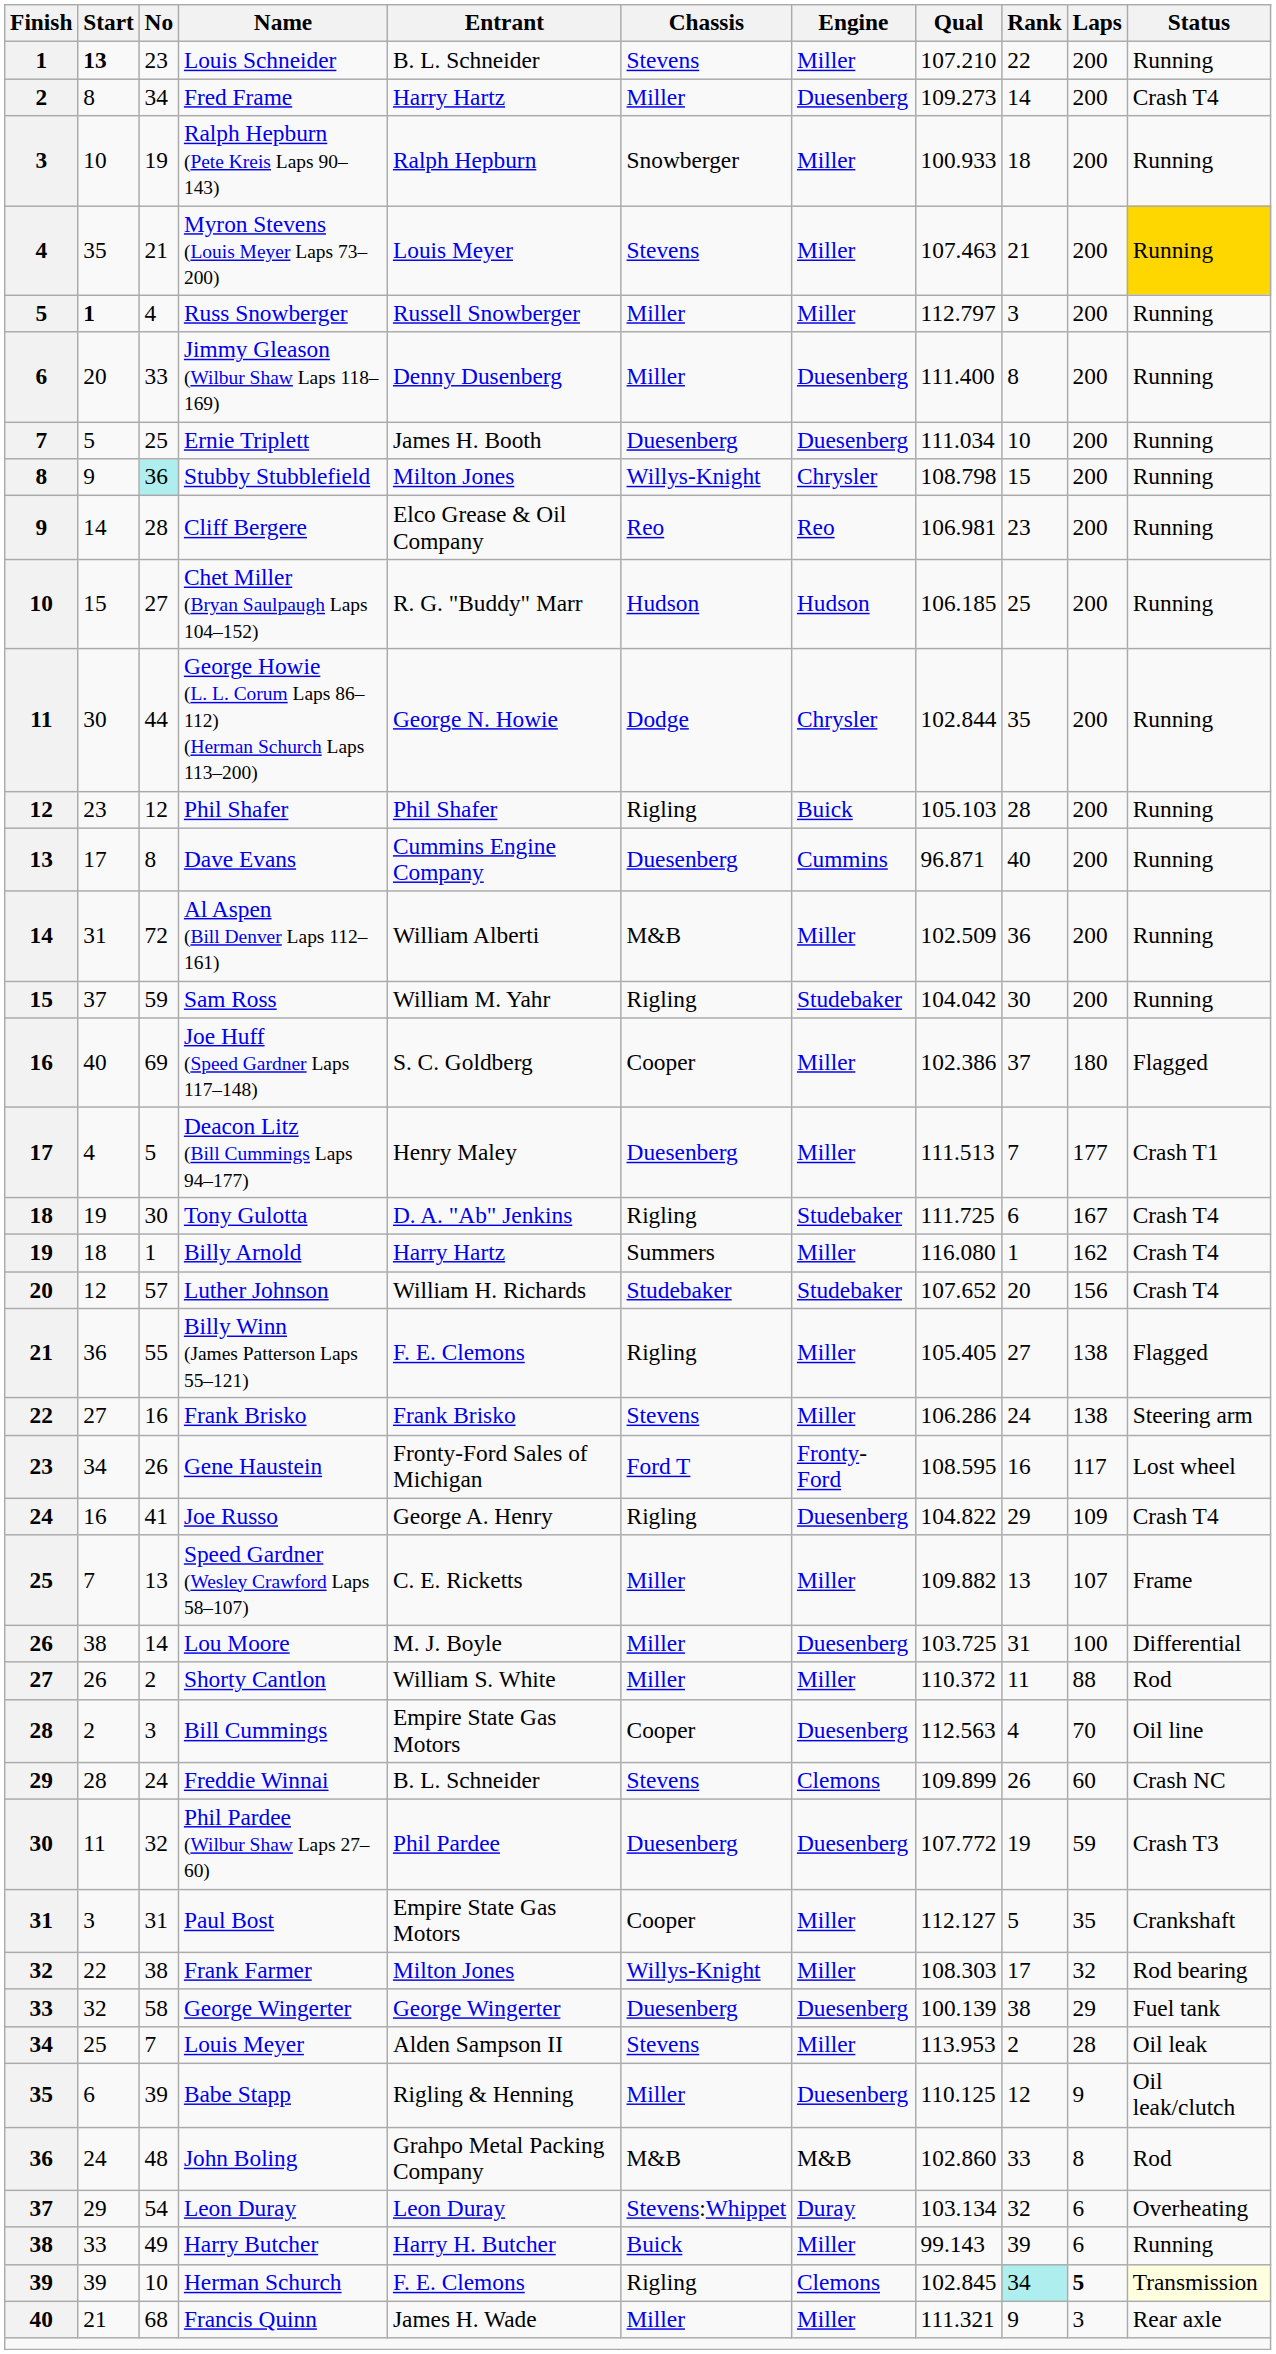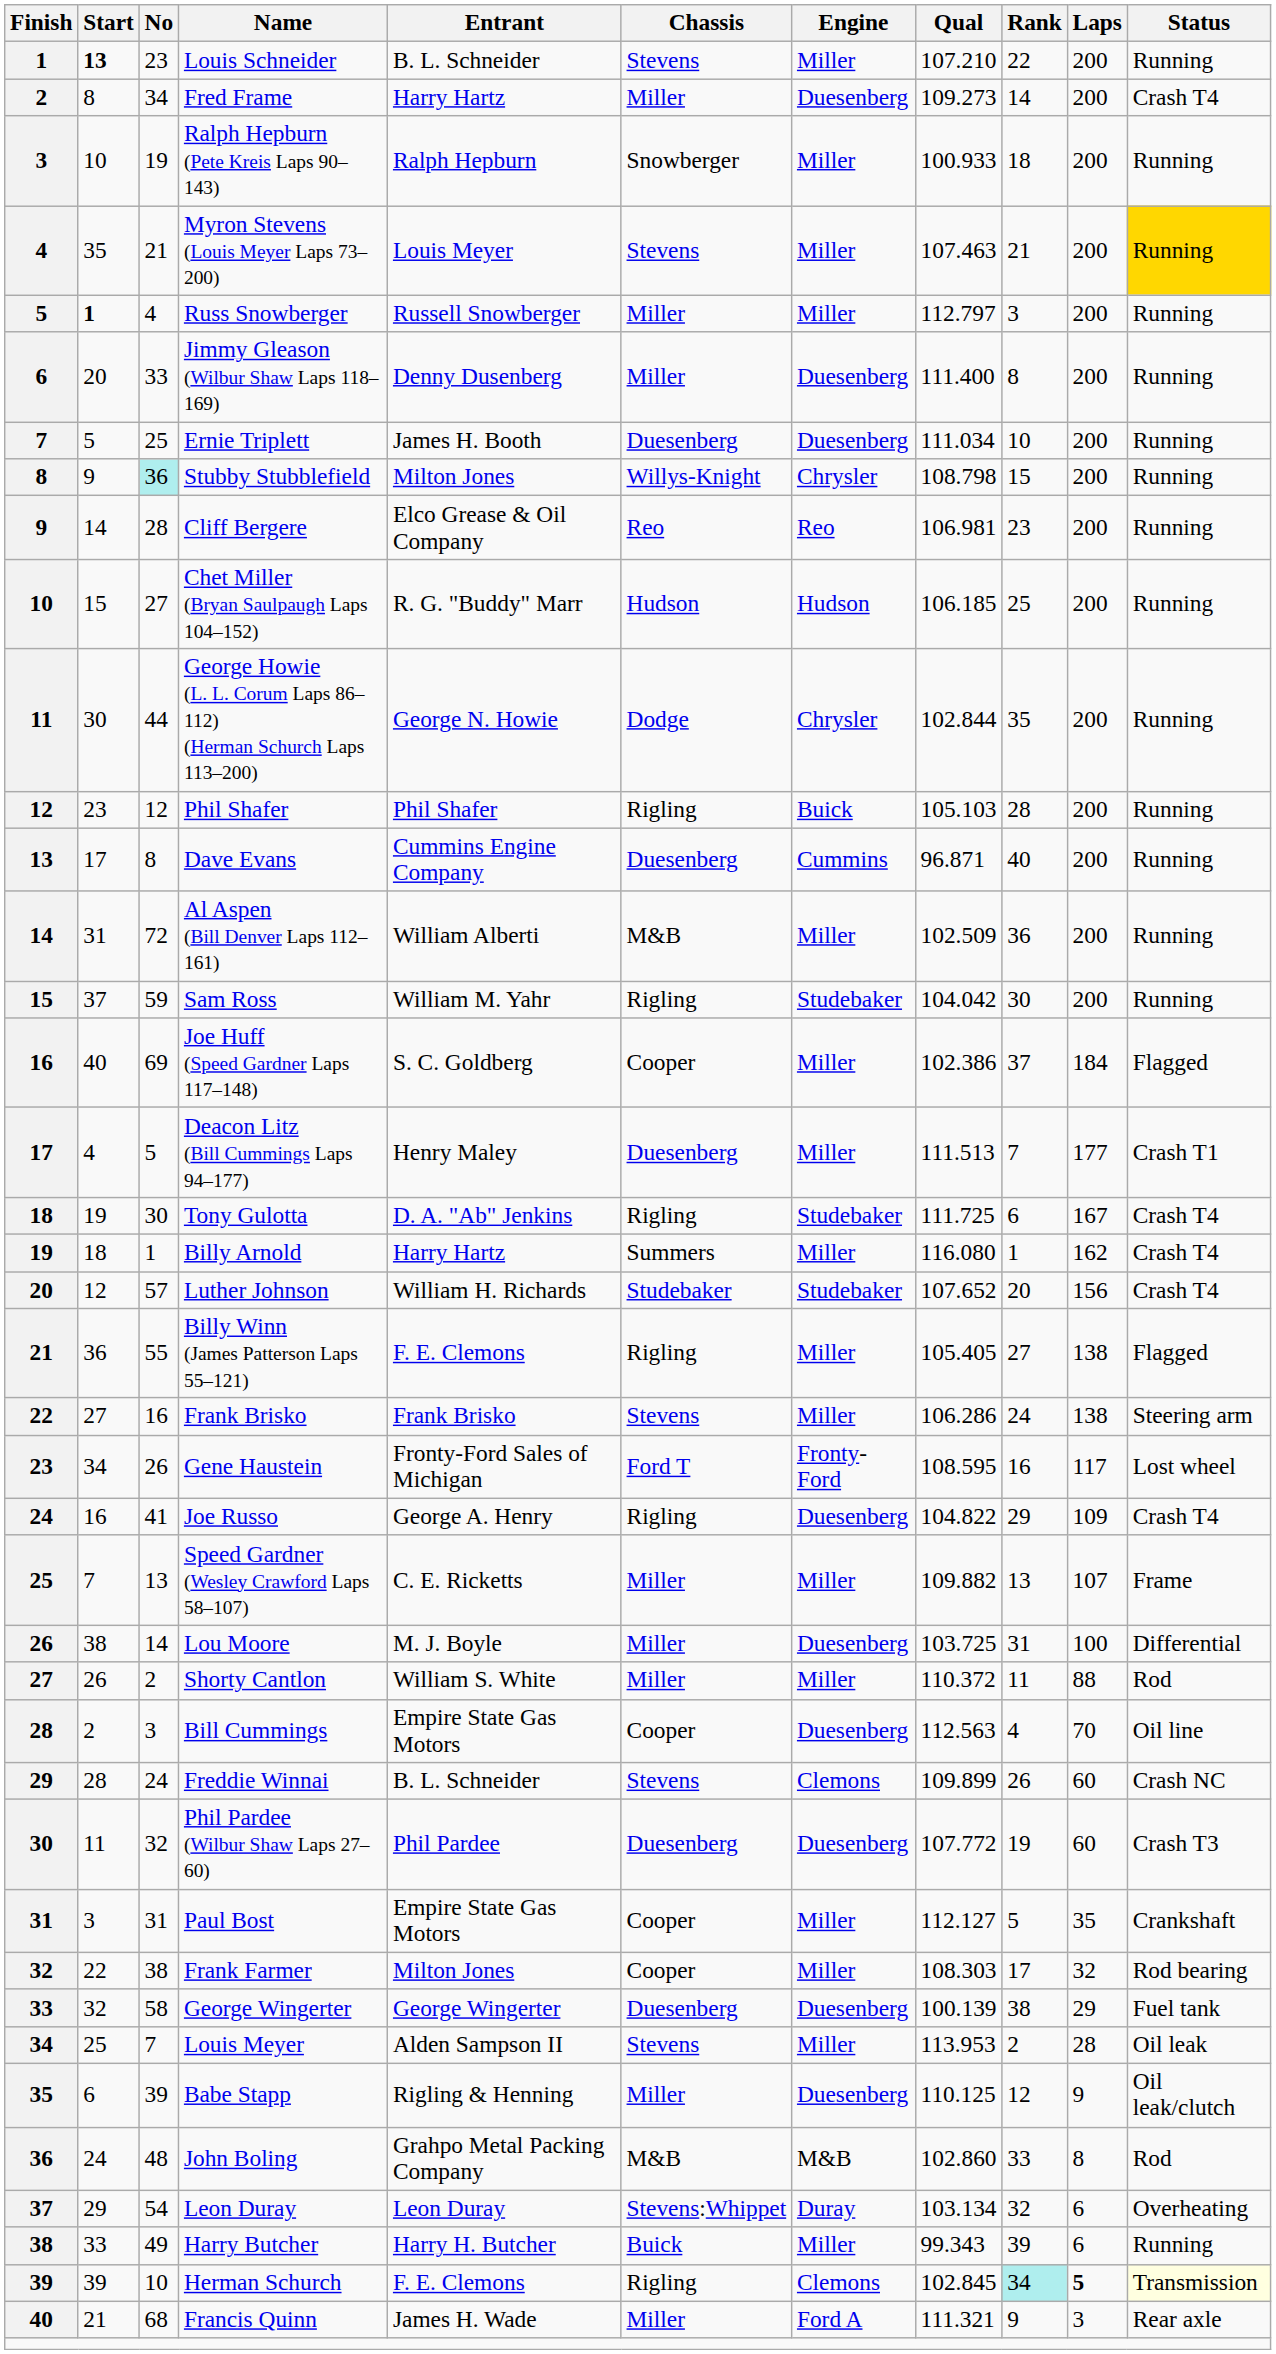(1090, 1062) 180 -> (1090, 1062) 184
(1084, 1844) 59 -> (1084, 1844) 60
(694, 1970) Willys-Knight -> (661, 1970) Cooper
(953, 2245) 99.143 -> (953, 2245) 99.343
(826, 2319) Miller -> (830, 2319) Ford A
